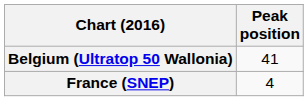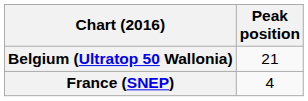(270, 58) 41 -> (270, 58) 21
